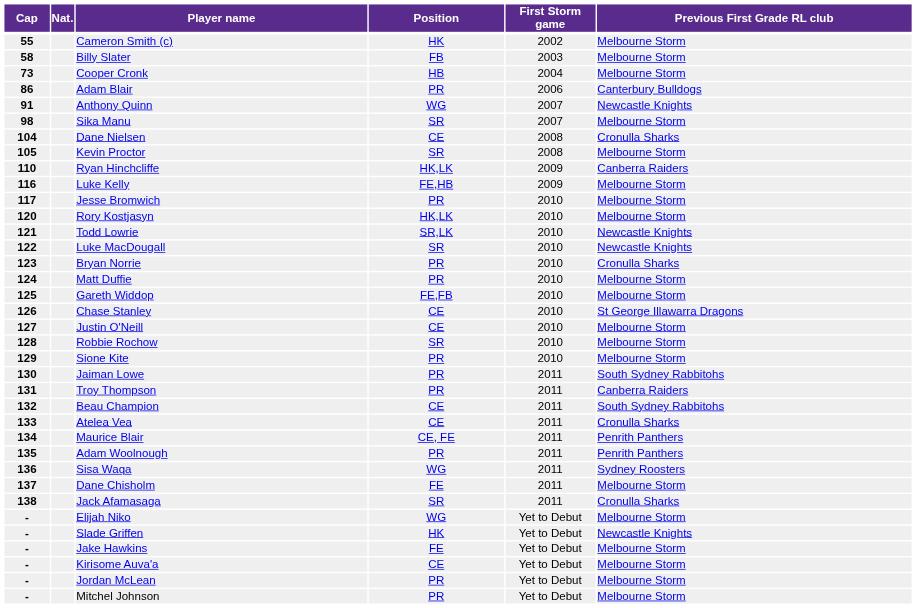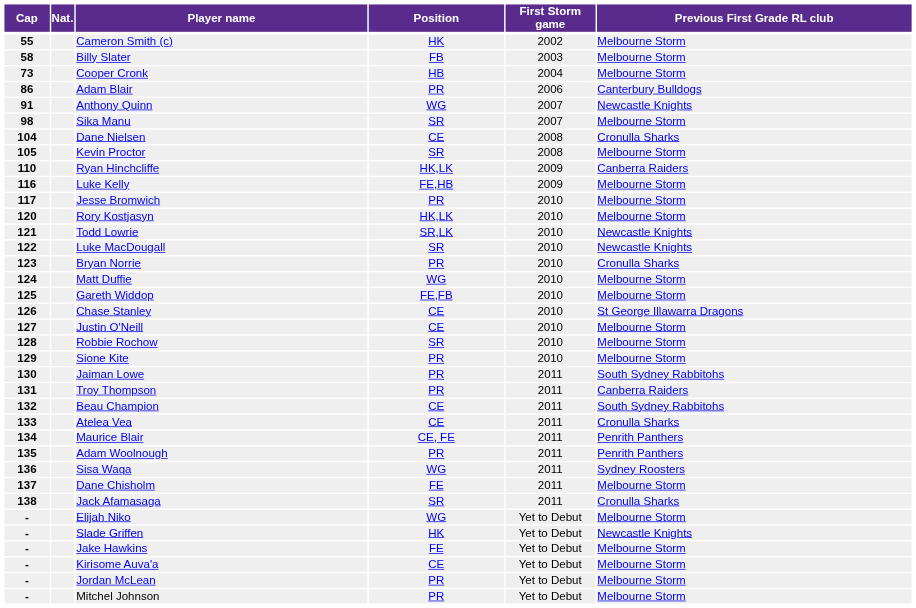(436, 279) PR -> (436, 279) WG
